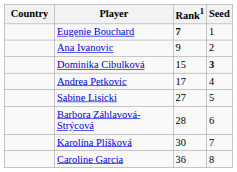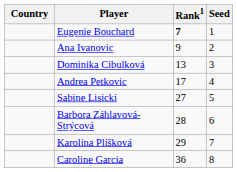(181, 65) 15 -> (181, 65) 13
(212, 65) bold -> (212, 65) normal
(181, 142) 30 -> (181, 142) 29
